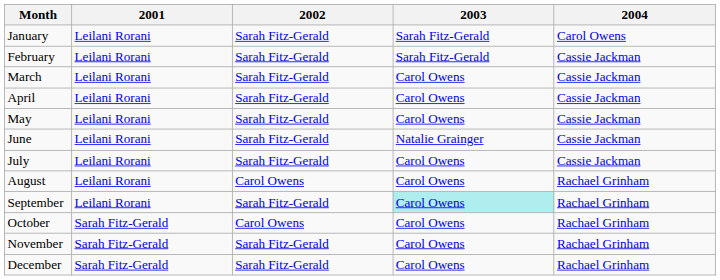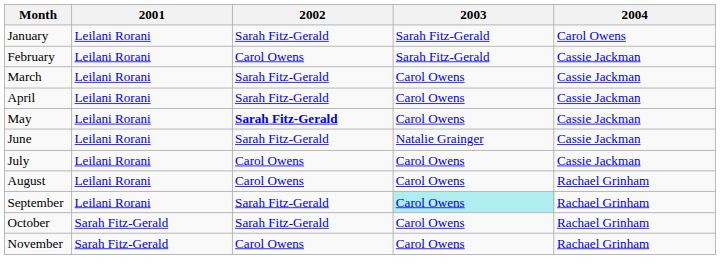(282, 56) Sarah Fitz-Gerald -> (270, 56) Carol Owens
(282, 118) normal -> (286, 118) bold
(282, 160) Sarah Fitz-Gerald -> (270, 160) Carol Owens
(270, 222) Carol Owens -> (282, 222) Sarah Fitz-Gerald
(282, 243) Sarah Fitz-Gerald -> (270, 243) Carol Owens
- row: (34, 264)
